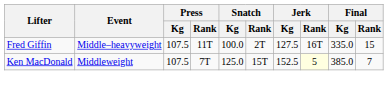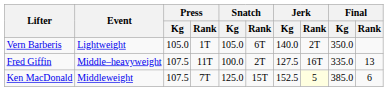+ row: (34, 45)
(369, 45) 15 -> (369, 62) 13
(369, 62) 7 -> (369, 78) 6
